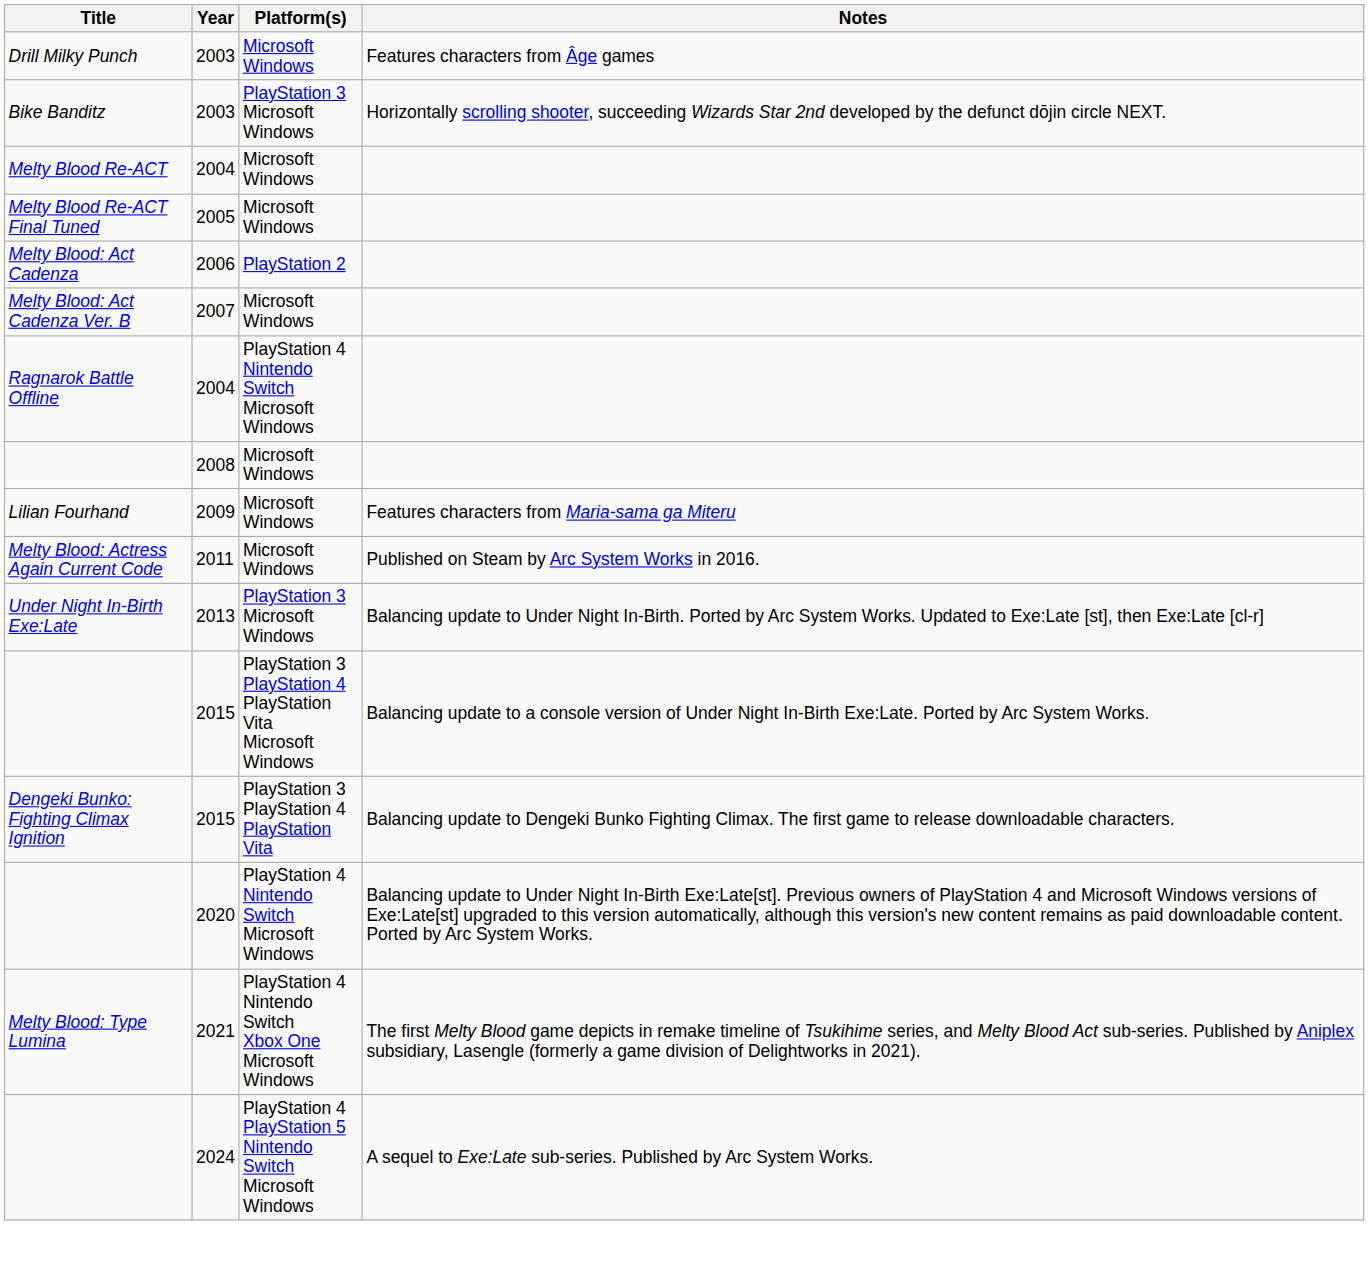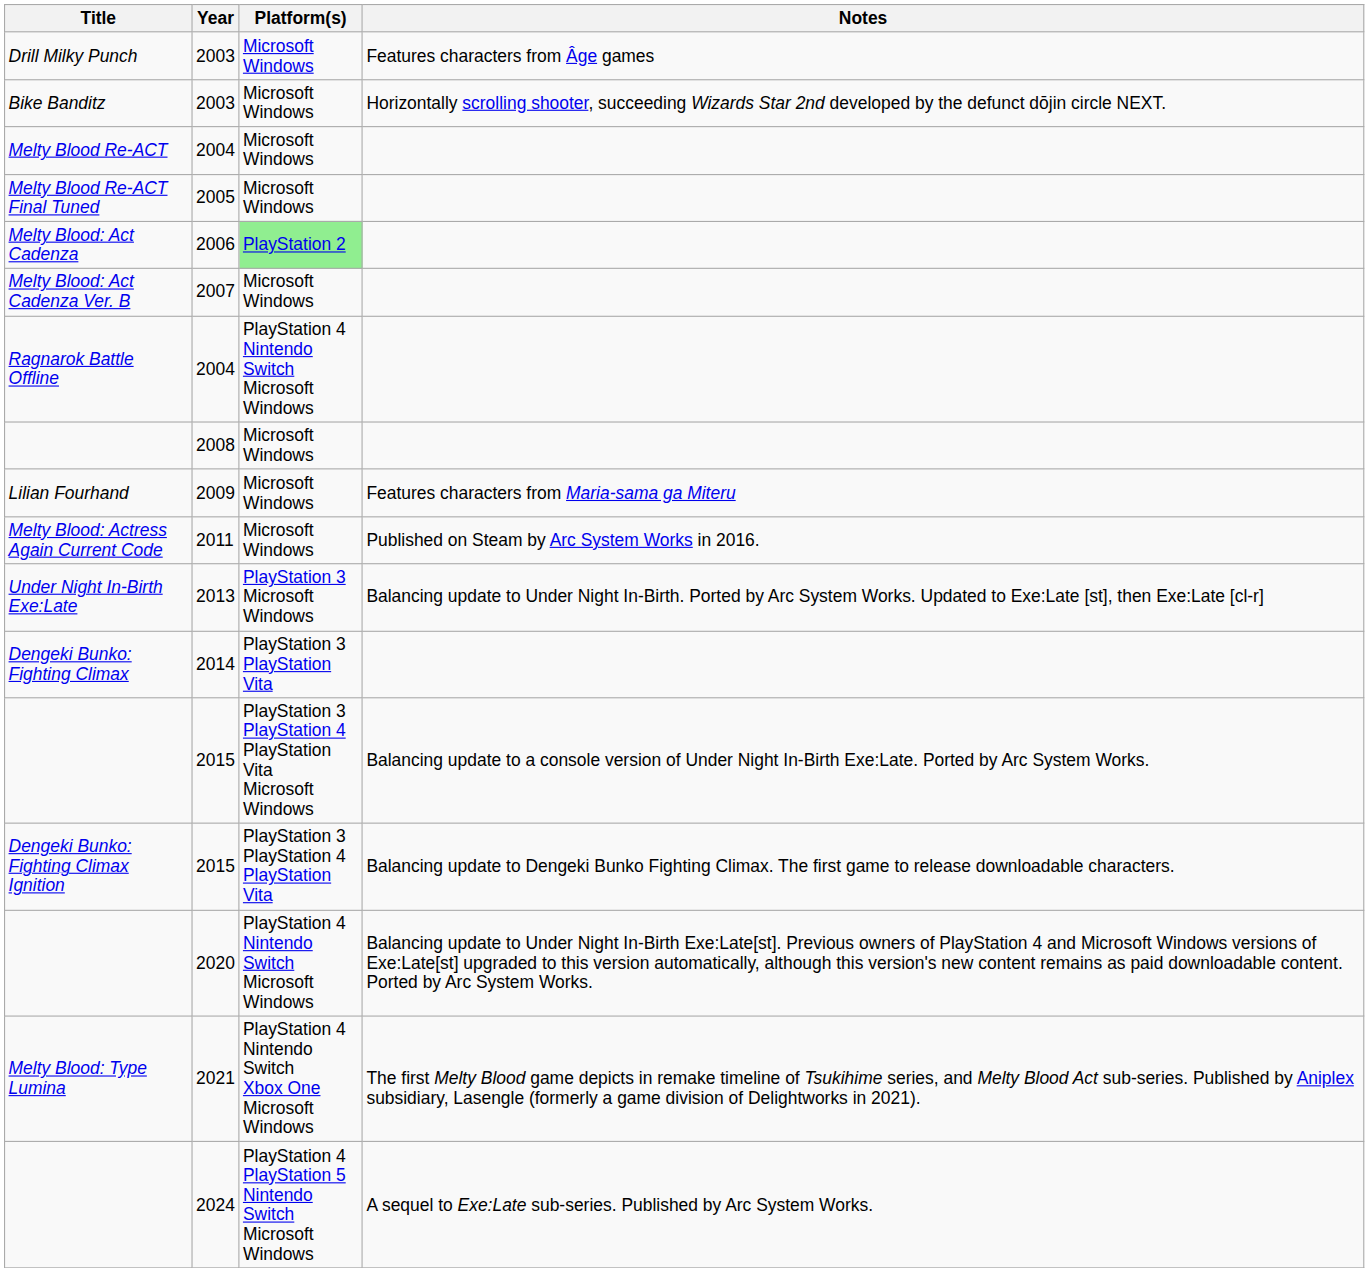(294, 112) PlayStation 3 Microsoft Windows -> (278, 103) Microsoft Windows
(294, 264) no background -> (294, 244) lightgreen background
+ row: (70, 664)
